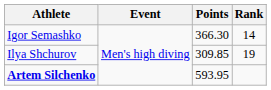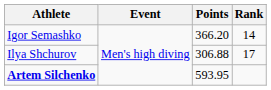(212, 35) 366.30 -> (212, 35) 366.20
(212, 55) 309.85 -> (212, 55) 306.88
(249, 55) 19 -> (249, 55) 17
